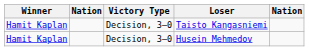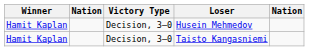rows swapped: (214, 39) <-> (222, 25)
